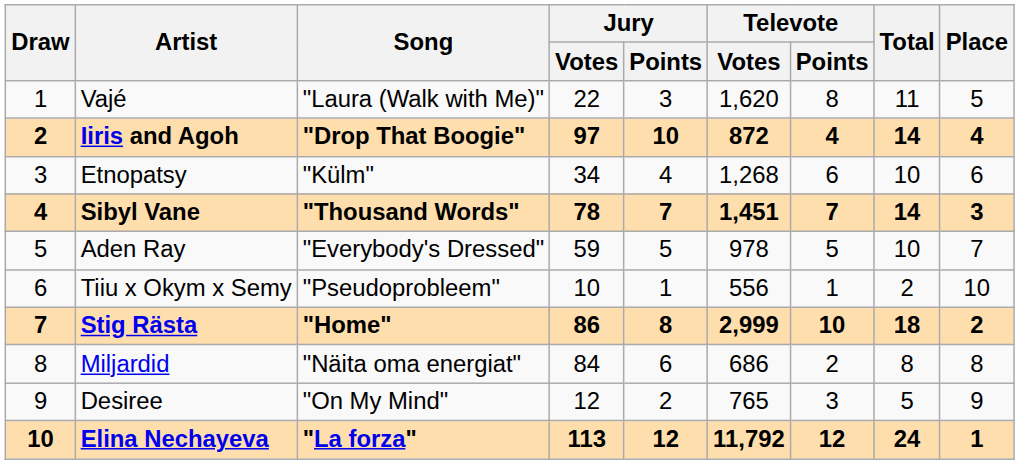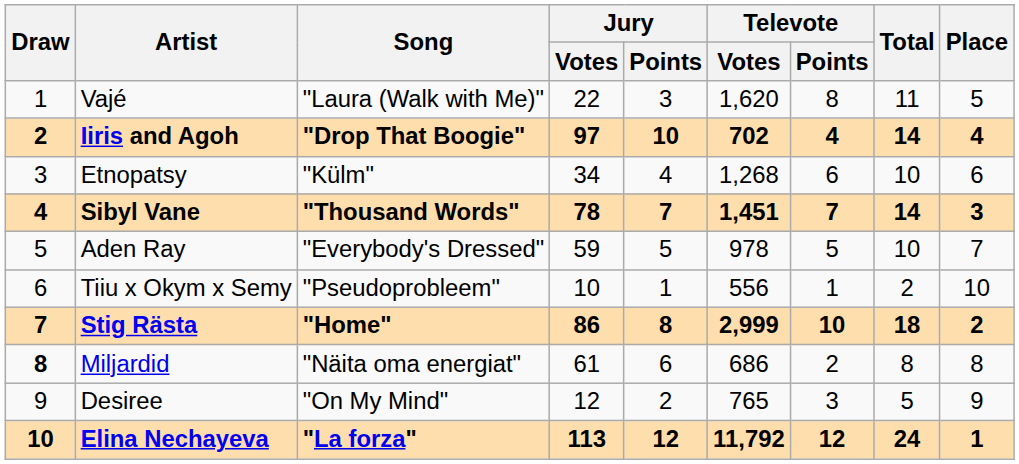(749, 136) 872 -> (749, 136) 702
(41, 363) normal -> (41, 363) bold
(587, 363) 84 -> (587, 363) 61
